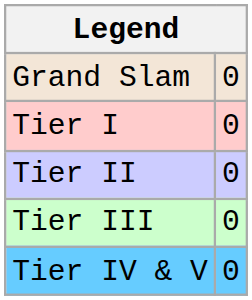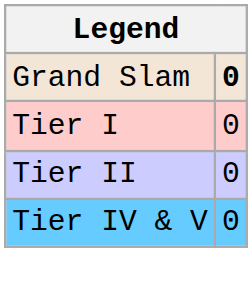(231, 78) normal -> (231, 78) bold
- row: (83, 223)
